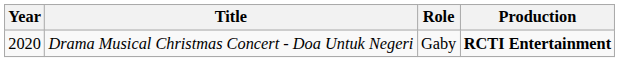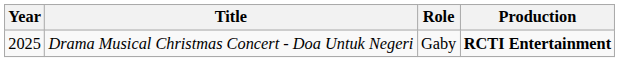(25, 43) 2020 -> (25, 43) 2025
